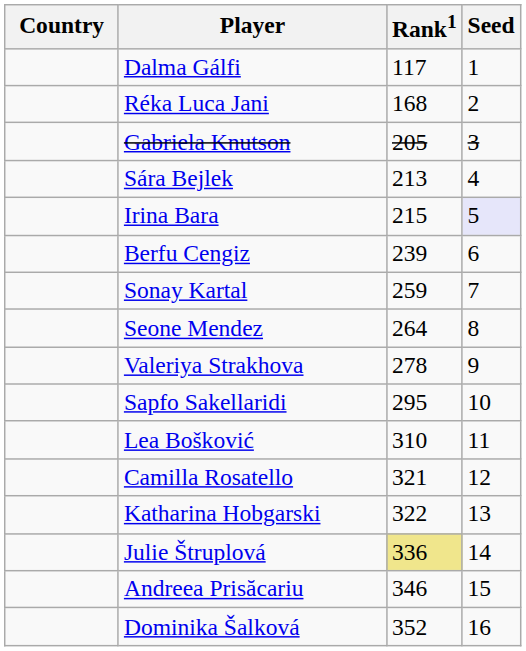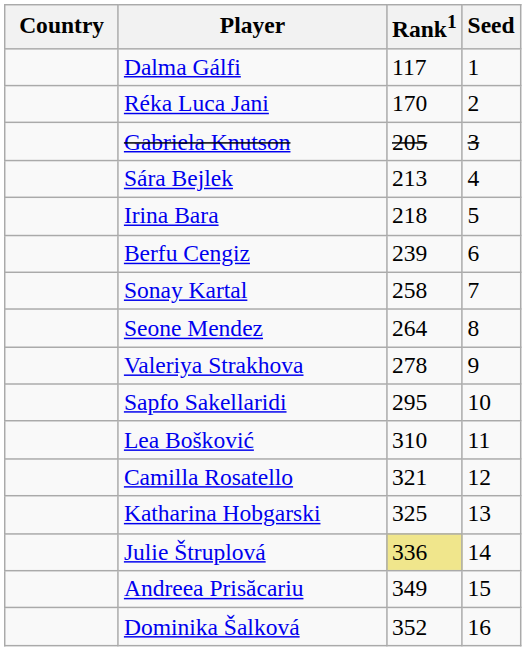(410, 104) 168 -> (410, 104) 170
(410, 216) 215 -> (410, 216) 218
(473, 216) lavender background -> (473, 216) no background
(410, 290) 259 -> (410, 290) 258
(410, 514) 322 -> (410, 514) 325
(410, 589) 346 -> (410, 589) 349
